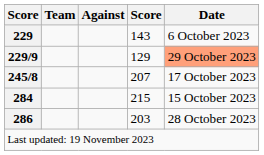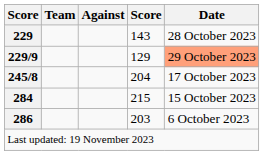(209, 35) 6 October 2023 -> (212, 35) 28 October 2023
(140, 77) 207 -> (140, 77) 204
(212, 118) 28 October 2023 -> (209, 118) 6 October 2023
